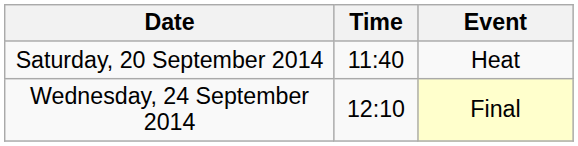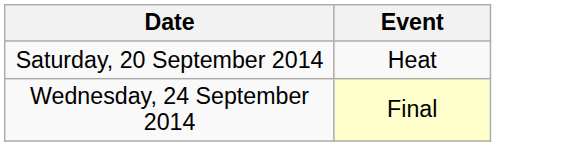- column: (376, 22)
